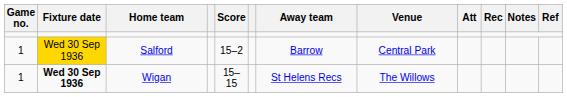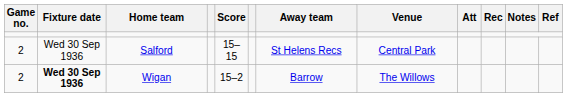(21, 50) 1 -> (21, 50) 2
(72, 50) gold background -> (72, 50) no background
(231, 50) 15–2 -> (231, 50) 15–15
(306, 50) Barrow -> (306, 50) St Helens Recs
(21, 78) 1 -> (21, 78) 2
(231, 78) 15–15 -> (231, 78) 15–2
(306, 78) St Helens Recs -> (306, 78) Barrow
